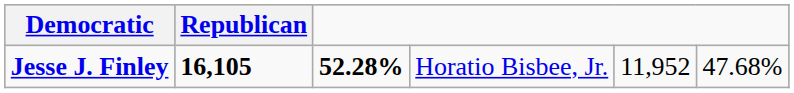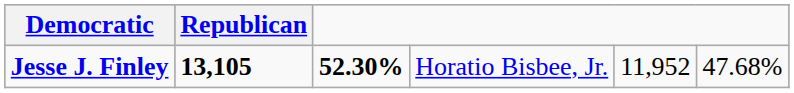(216, 66) 16,105 -> (216, 66) 13,105
(361, 66) 52.28% -> (361, 66) 52.30%
